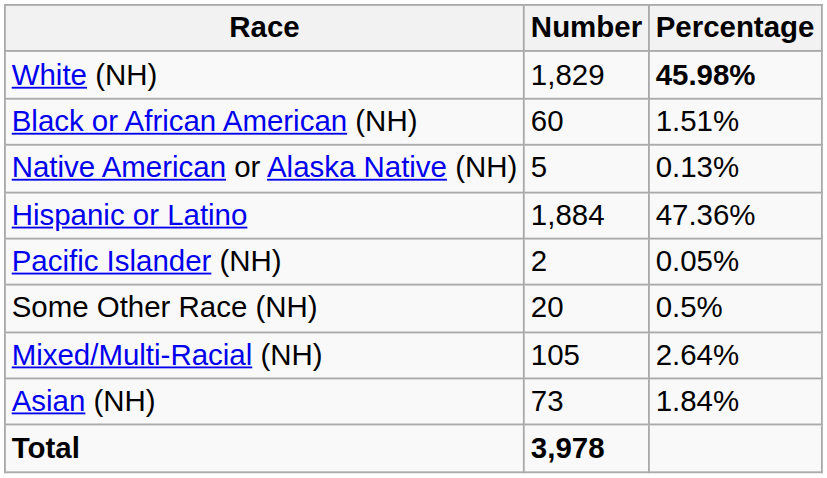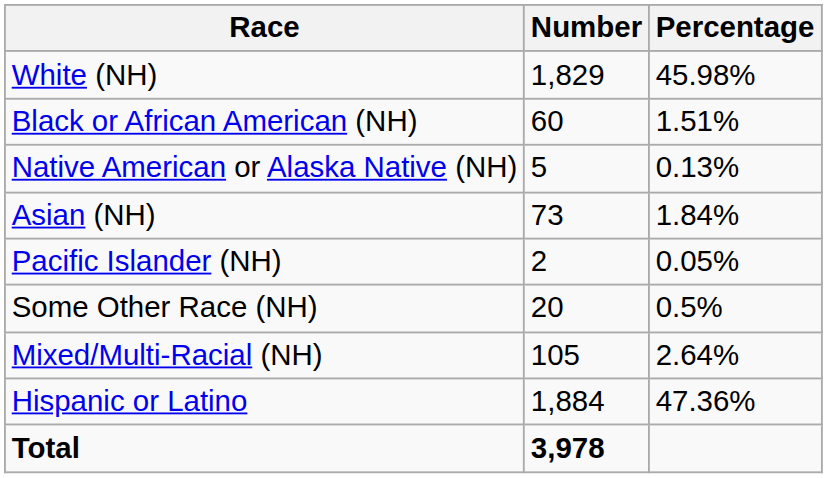(706, 74) bold -> (706, 74) normal
rows swapped: (84, 401) <-> (130, 214)
